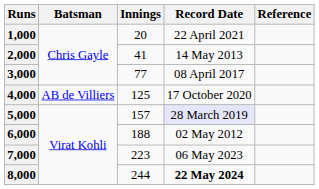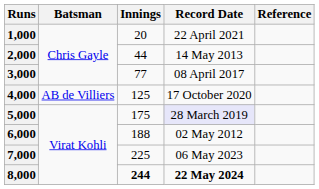(141, 54) 41 -> (141, 54) 44
(141, 114) 157 -> (141, 114) 175
(141, 154) 223 -> (141, 154) 225
(141, 174) normal -> (141, 174) bold
